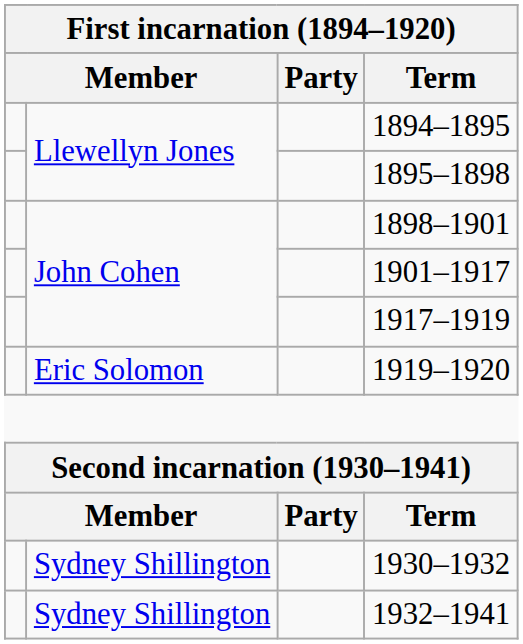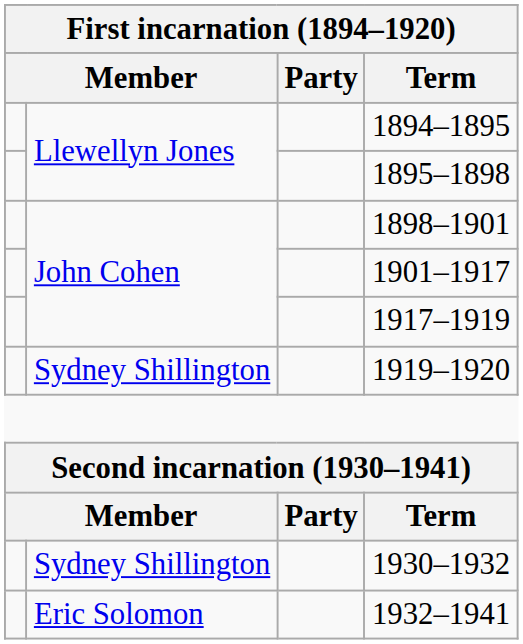(119, 369) Eric Solomon -> (152, 369) Sydney Shillington
(152, 613) Sydney Shillington -> (119, 613) Eric Solomon
